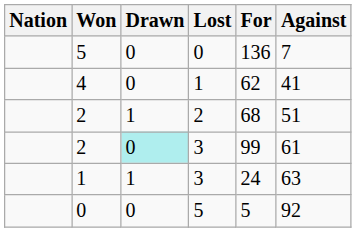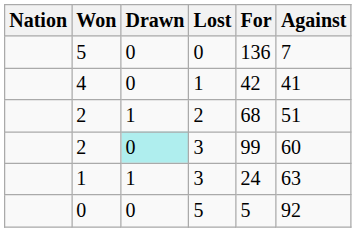(251, 83) 62 -> (251, 83) 42
(291, 147) 61 -> (291, 147) 60
